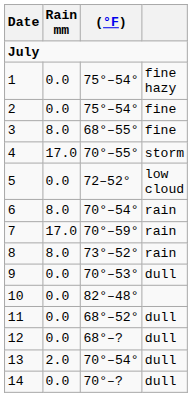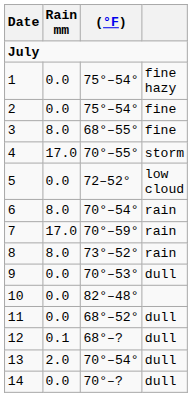(57, 339) 0.0 -> (57, 339) 0.1
